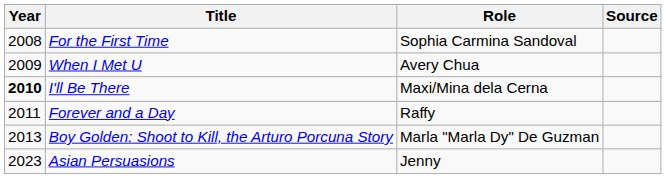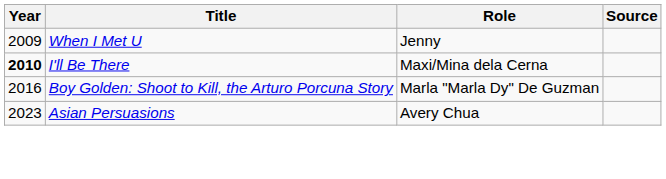- row: (109, 40)
(440, 64) Avery Chua -> (420, 40) Jenny
- row: (112, 112)
(25, 137) 2013 -> (25, 88) 2016
(420, 161) Jenny -> (440, 112) Avery Chua
